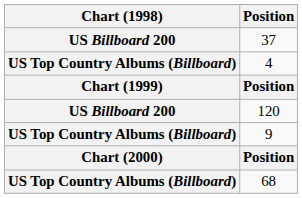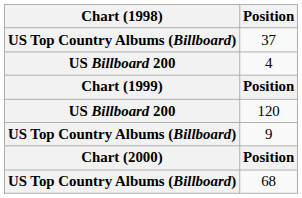(122, 39) US Billboard 200 -> (122, 39) US Top Country Albums (Billboard)
(122, 63) US Top Country Albums (Billboard) -> (122, 63) US Billboard 200
